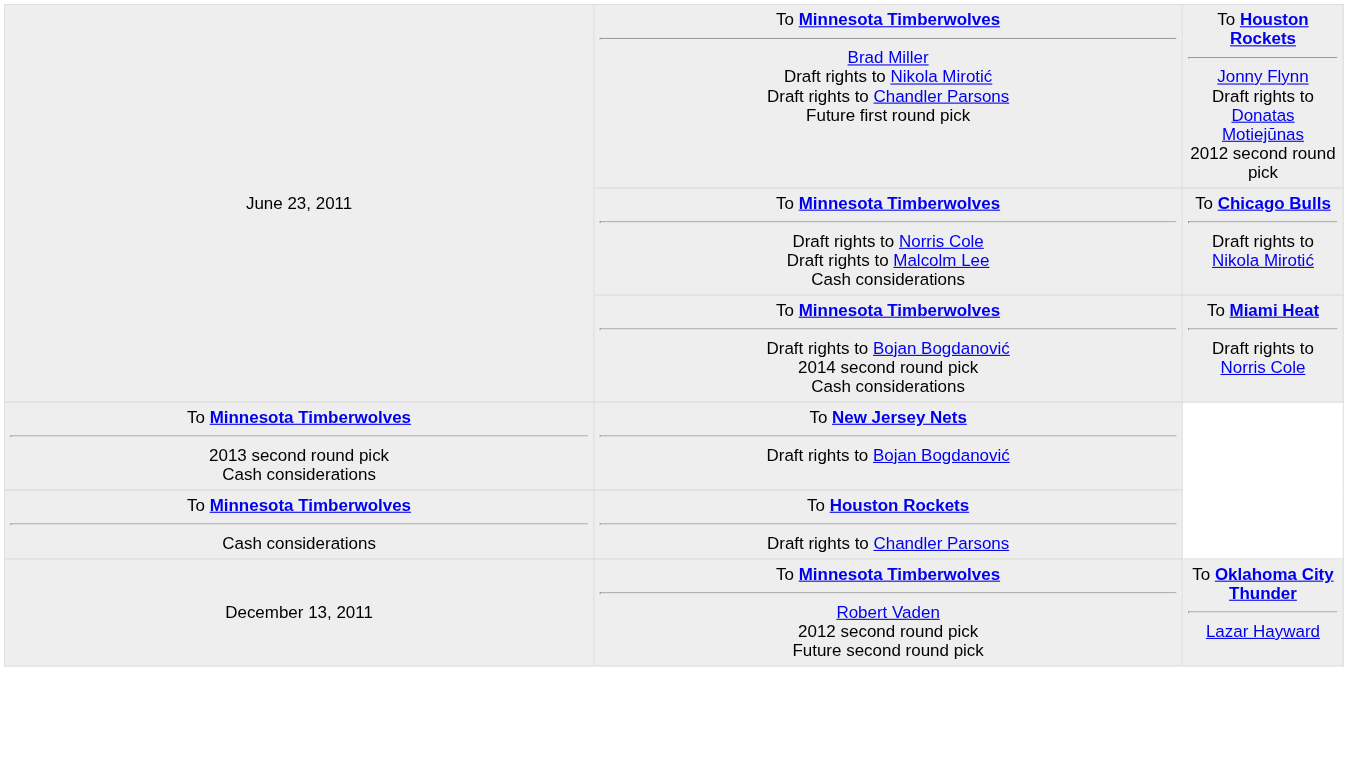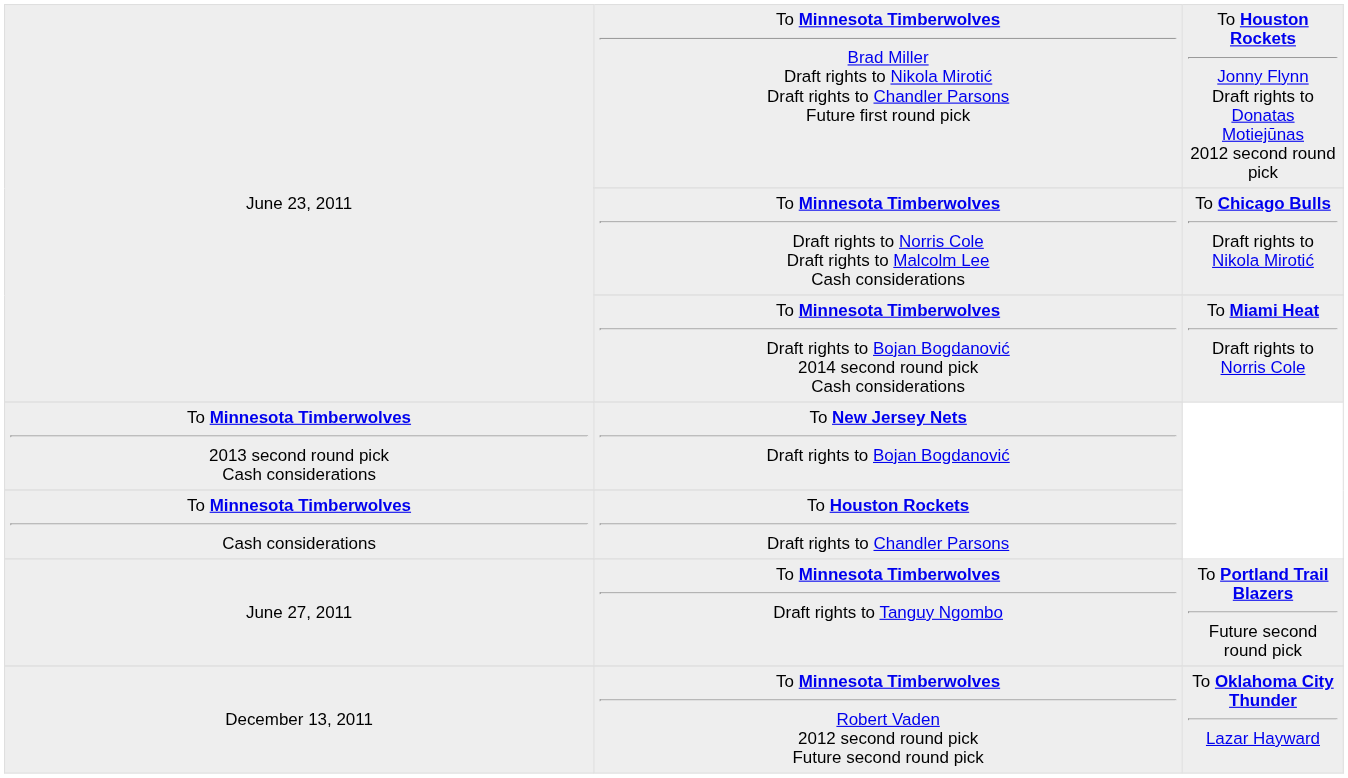+ row: (888, 593)
